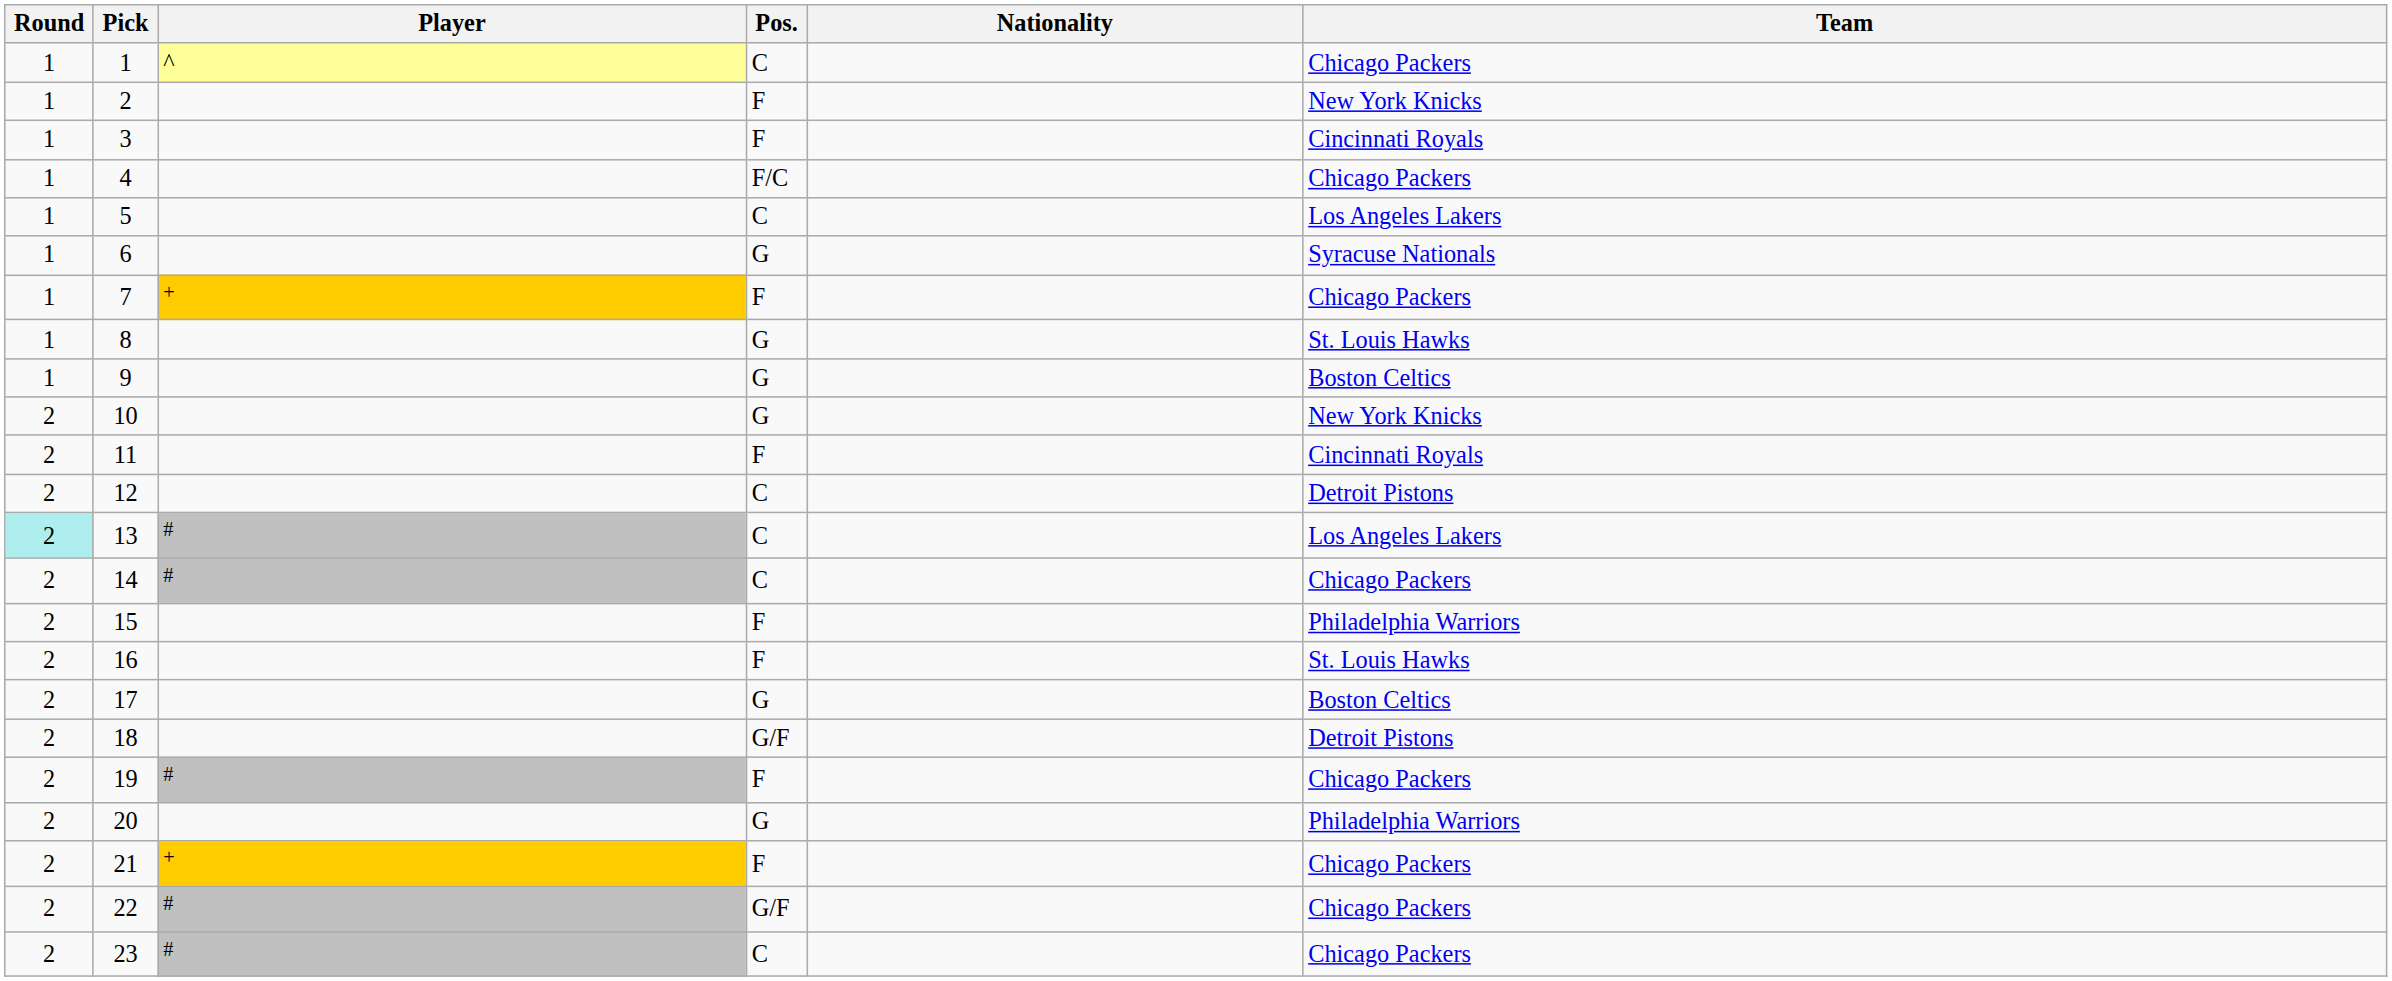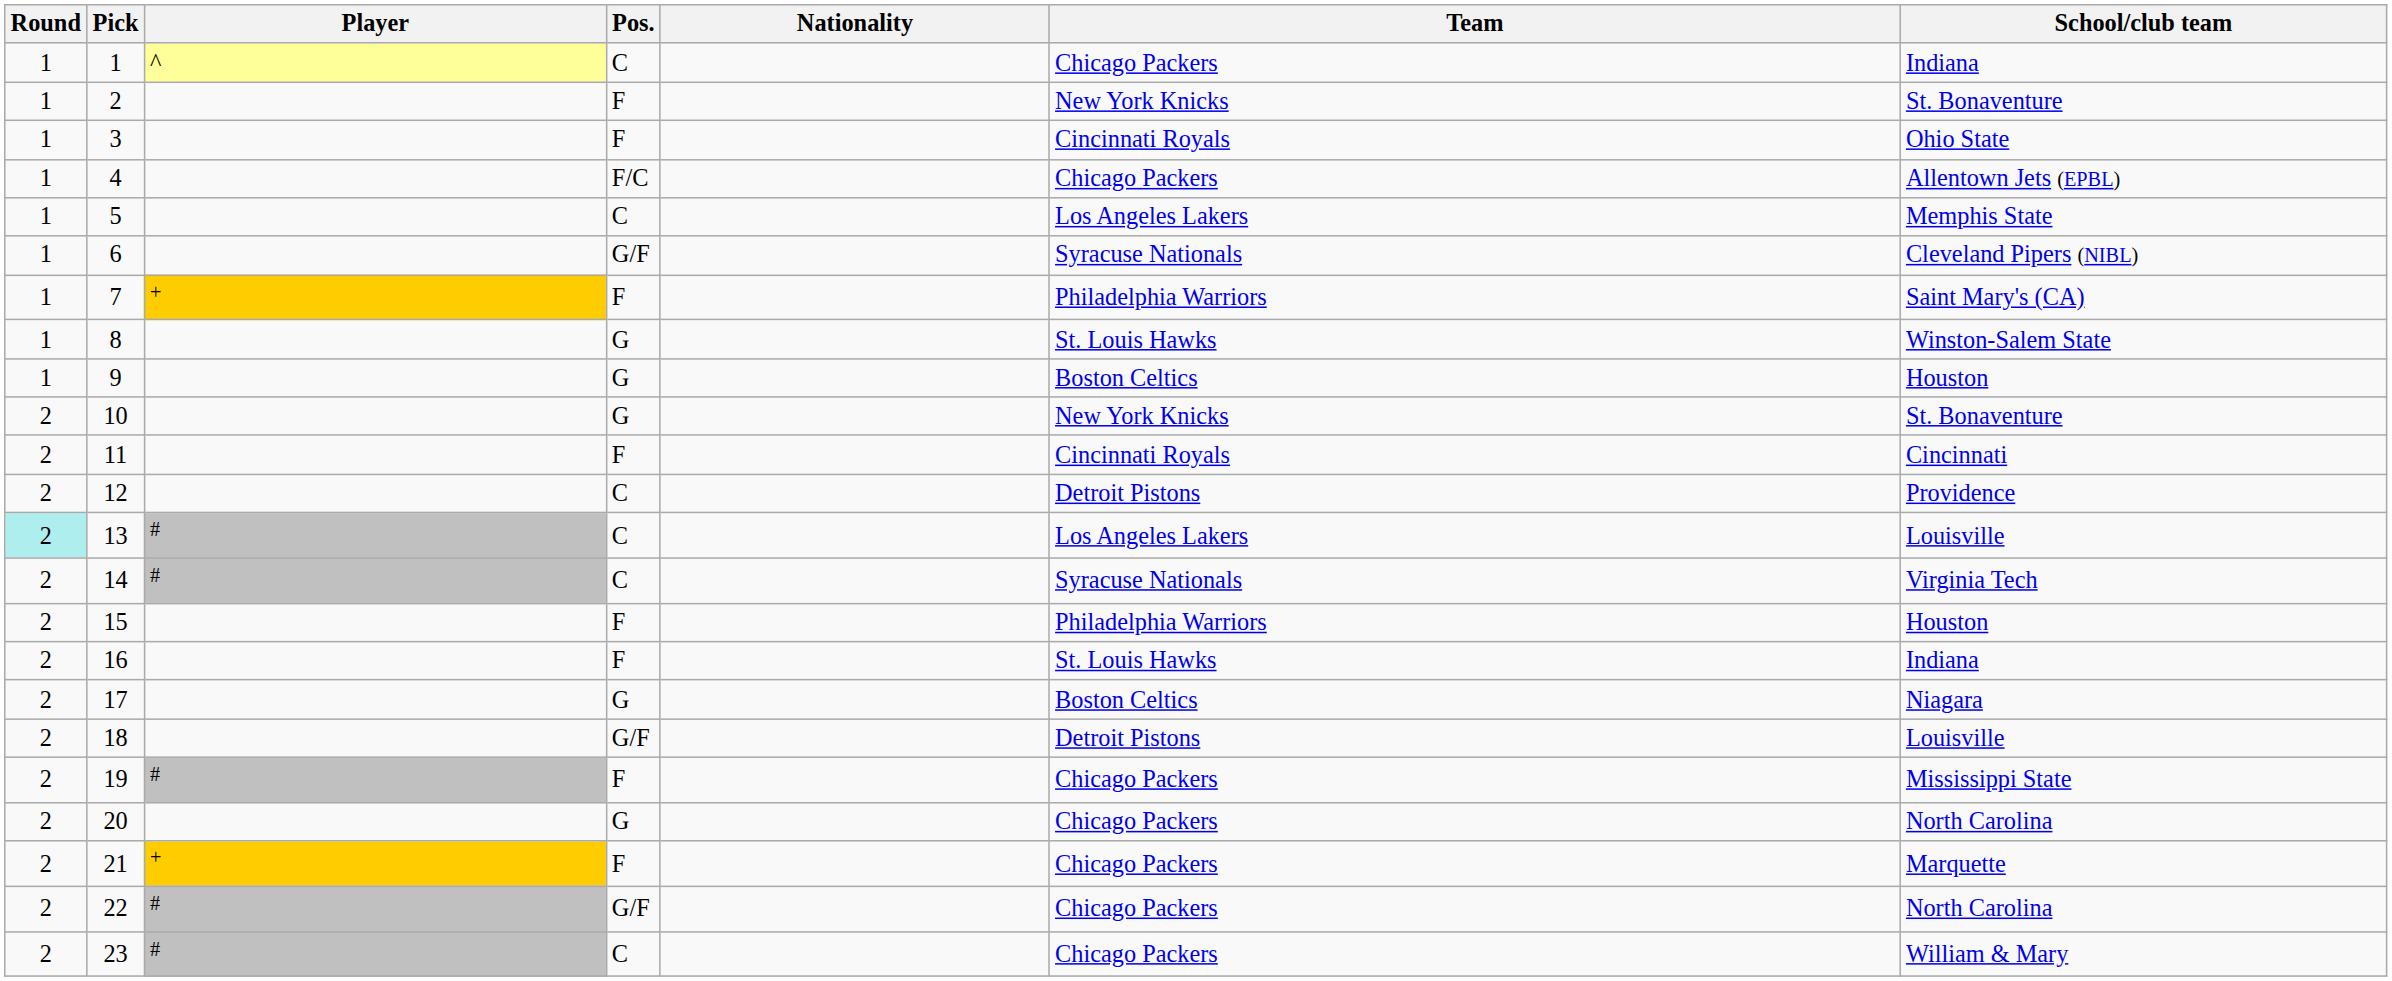+ column: (2143, 23)
(761, 255) G -> (631, 255) G/F
(1390, 297) Chicago Packers -> (1161, 297) Philadelphia Warriors
(1390, 580) Chicago Packers -> (1149, 580) Syracuse Nationals
(1414, 821) Philadelphia Warriors -> (1136, 821) Chicago Packers
